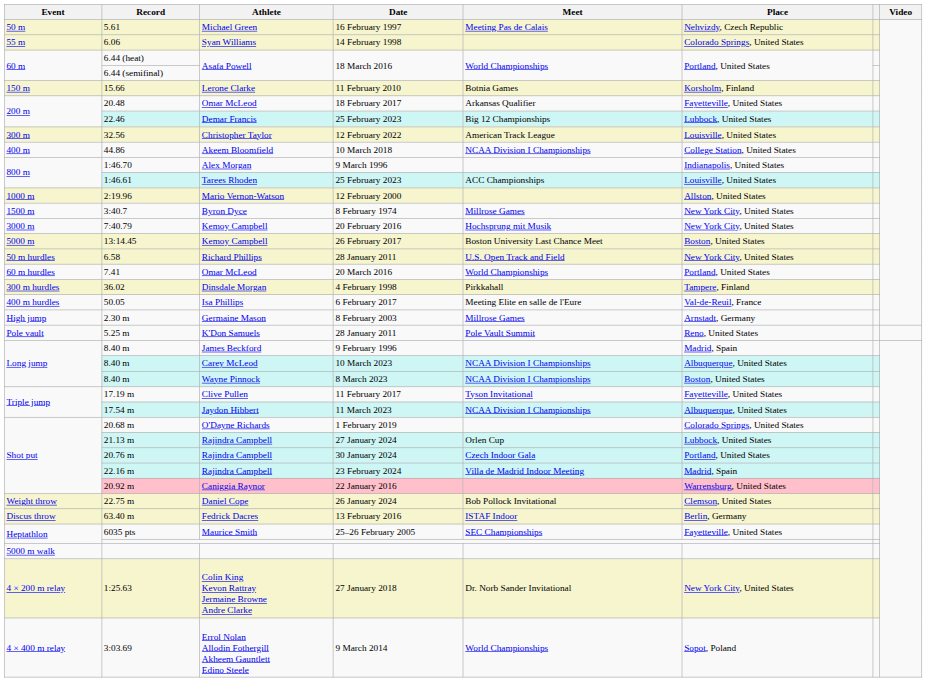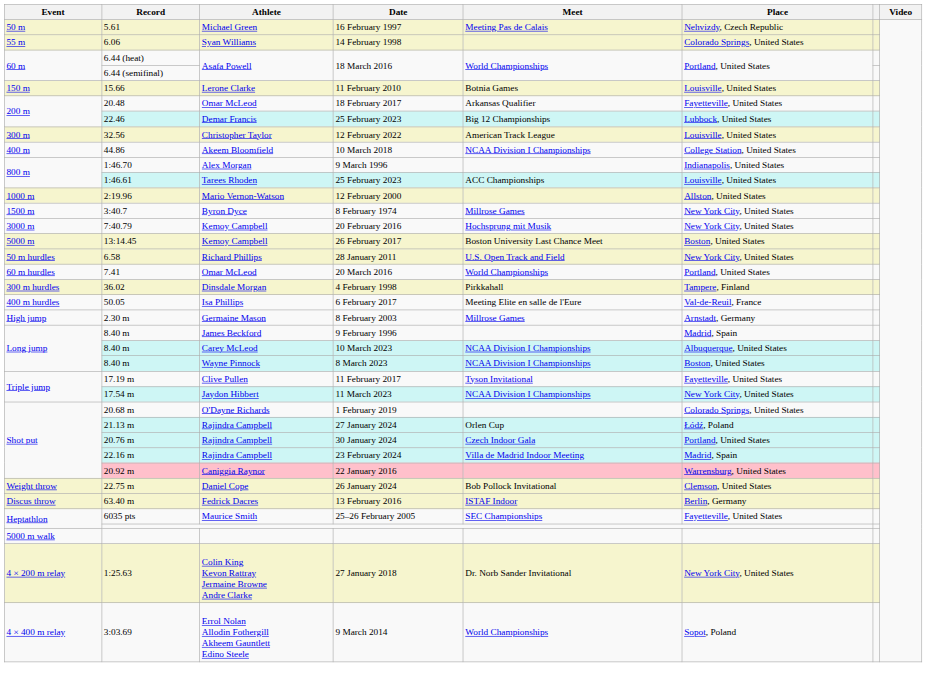(719, 88) Korsholm, Finland -> (730, 88) Louisville, United States
- row: (117, 333)
(735, 409) Albuquerque, United States -> (739, 394) New York City, United States
(728, 440) Lubbock, United States -> (709, 425) Łódź, Poland
